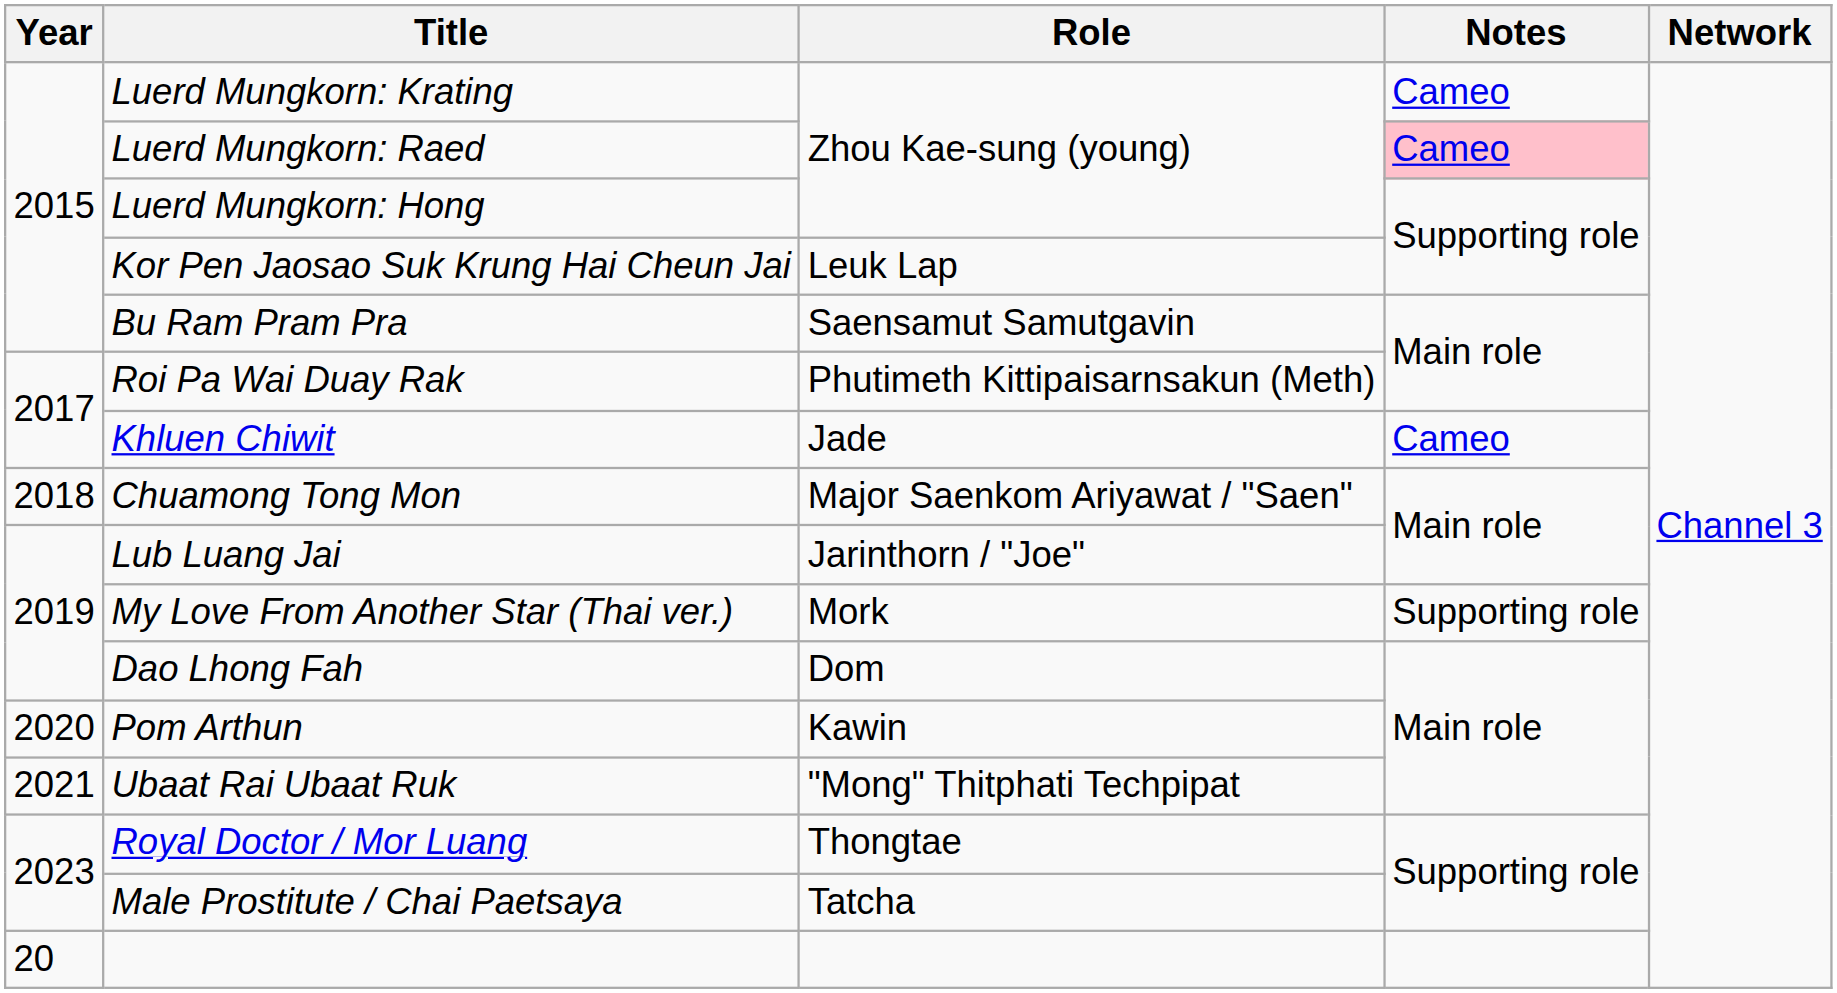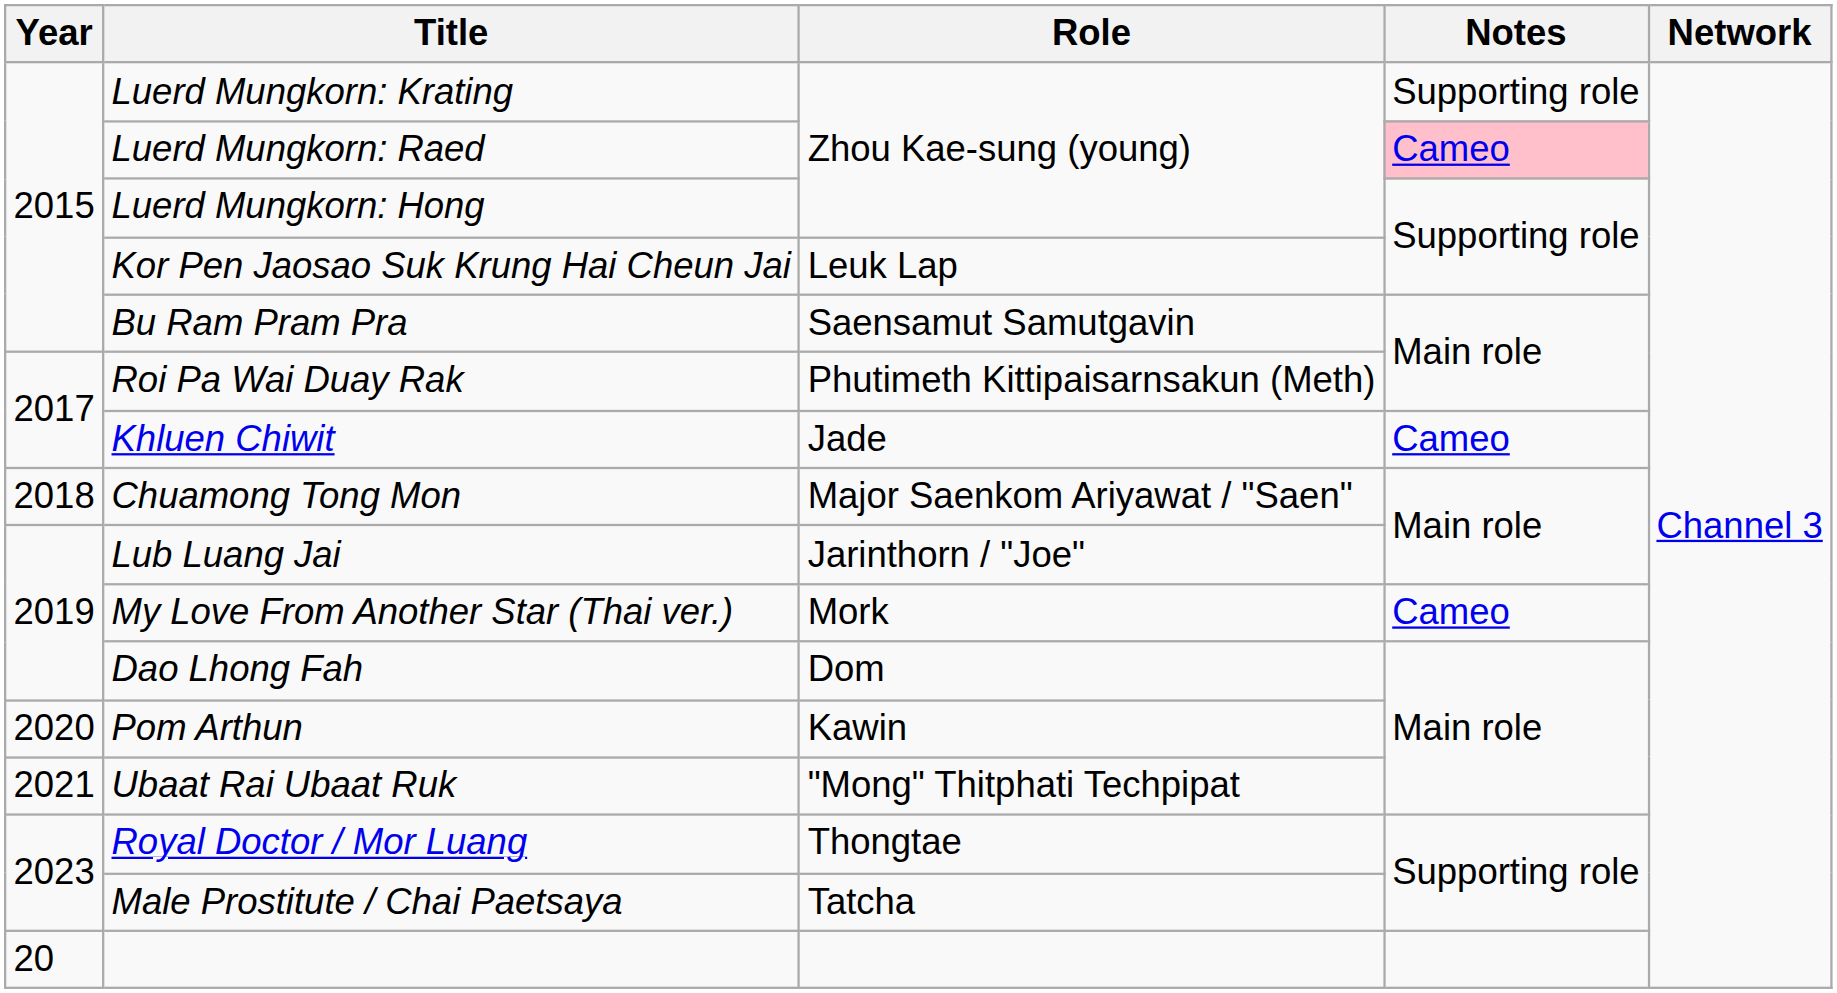(1451, 91) Cameo -> (1516, 91) Supporting role
(1516, 611) Supporting role -> (1451, 611) Cameo
